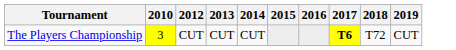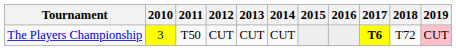+ column: (191, 14)
(406, 35) no background -> (436, 35) pink background
